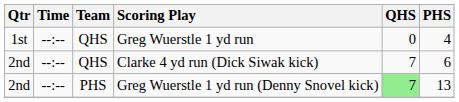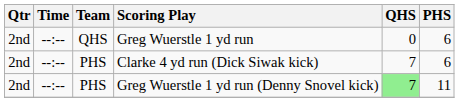(19, 39) 1st -> (19, 39) 2nd
(447, 39) 4 -> (447, 39) 6
(93, 62) QHS -> (93, 62) PHS
(444, 85) 13 -> (444, 85) 11
